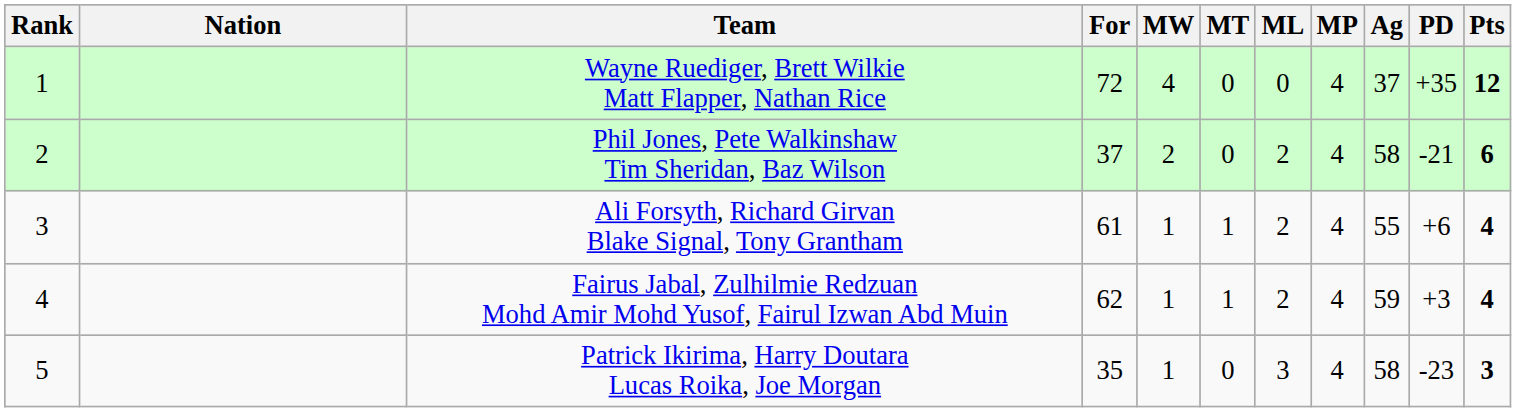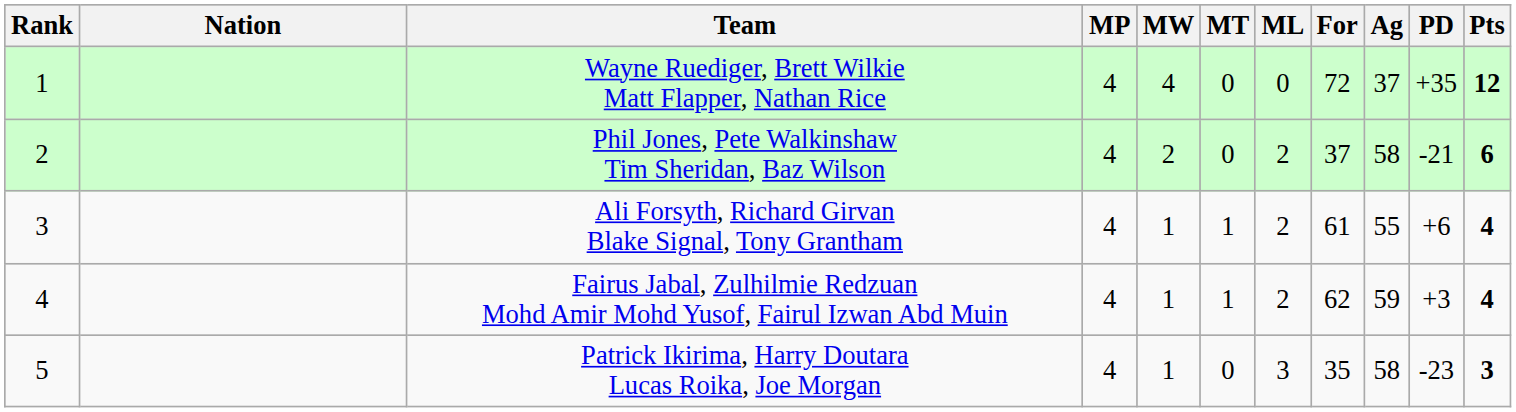columns swapped: (1337, 25) <-> (1110, 25)
